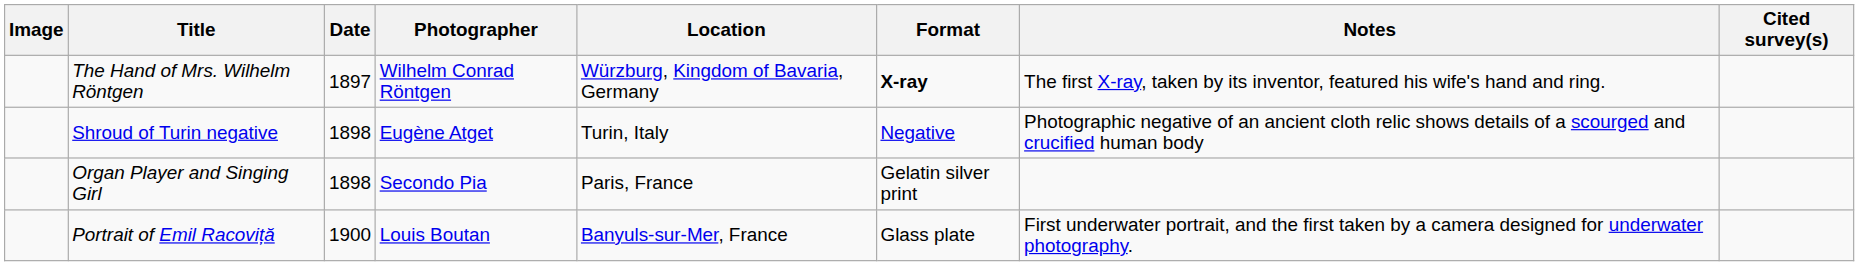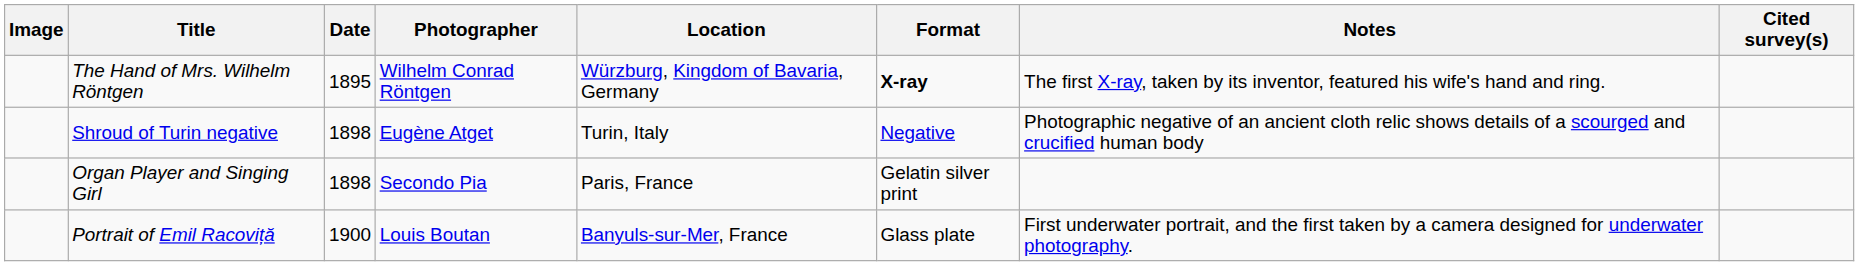(350, 81) 1897 -> (350, 81) 1895
